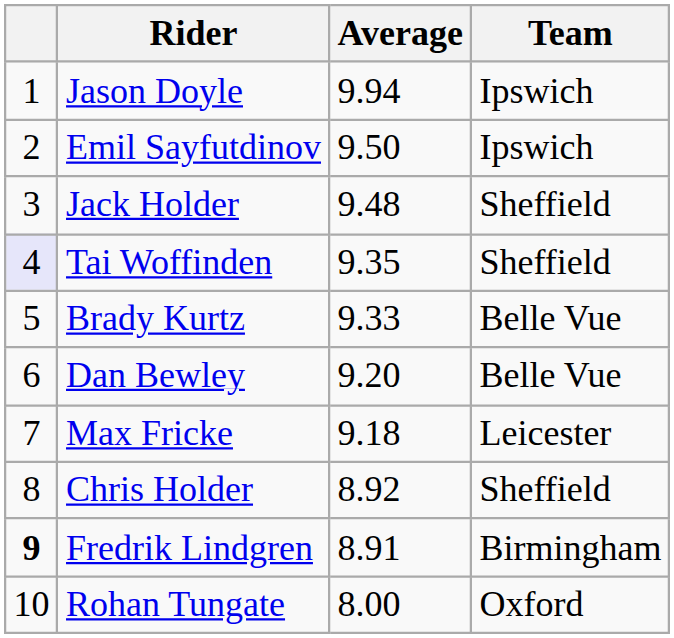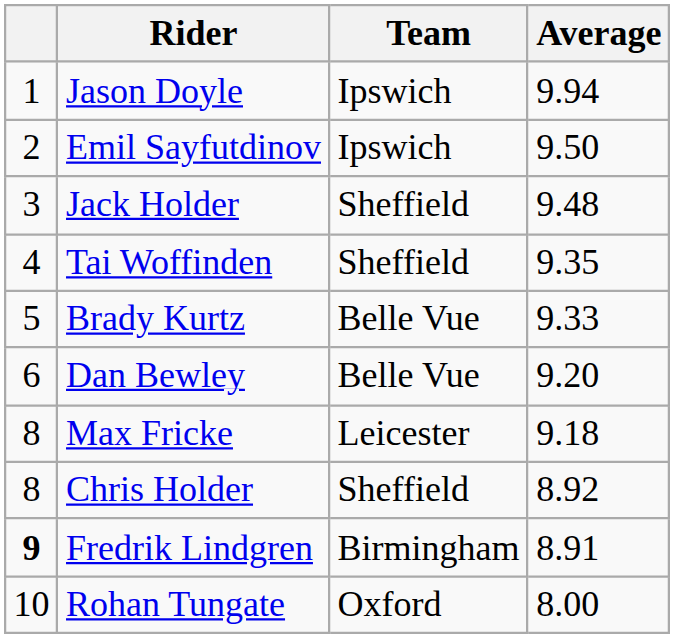columns swapped: (570, 33) <-> (400, 33)
(31, 261) lavender background -> (31, 261) no background
(31, 432) 7 -> (31, 432) 8
